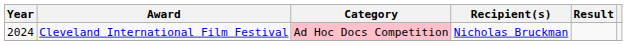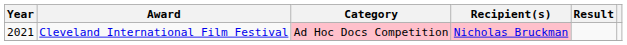(21, 32) 2024 -> (21, 32) 2021
(511, 32) no background -> (511, 32) pink background
